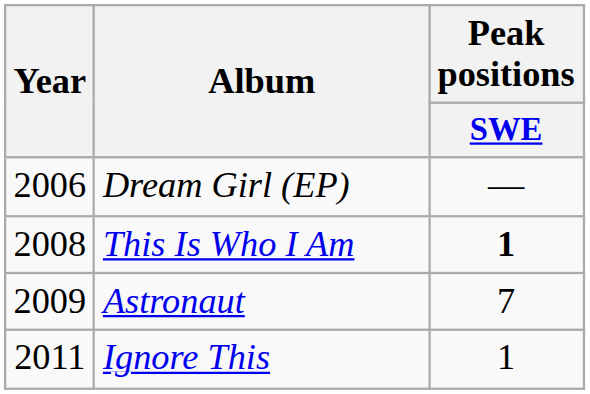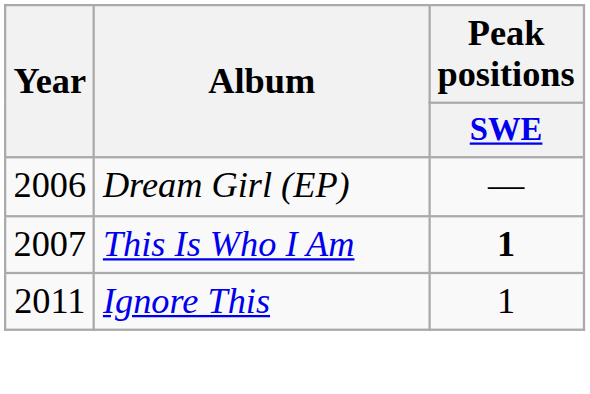(50, 243) 2008 -> (50, 243) 2007
- row: (174, 300)
